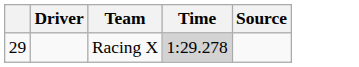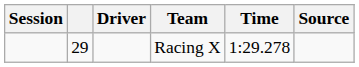+ column: (36, 18)
(197, 47) lightgrey background -> (259, 47) no background
